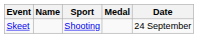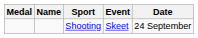columns swapped: (117, 12) <-> (19, 12)
